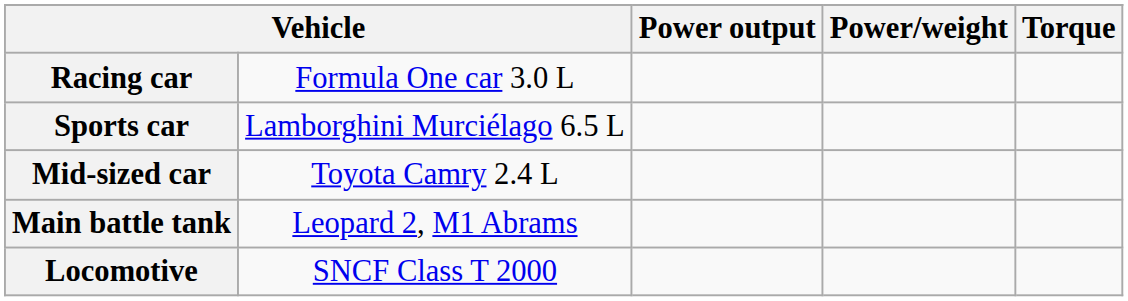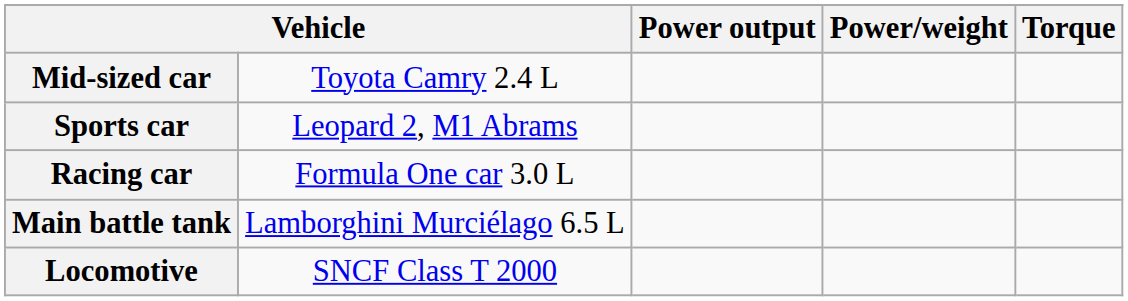rows swapped: (121, 174) <-> (122, 77)
(435, 125) Lamborghini Murciélago 6.5 L -> (435, 125) Leopard 2, M1 Abrams
(435, 222) Leopard 2, M1 Abrams -> (435, 222) Lamborghini Murciélago 6.5 L
